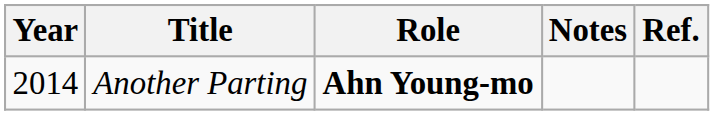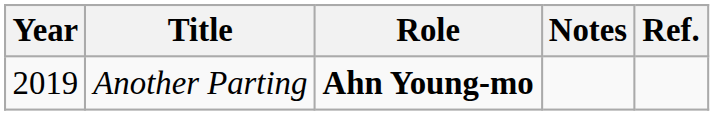(45, 82) 2014 -> (45, 82) 2019
